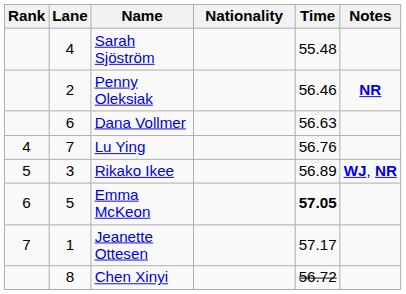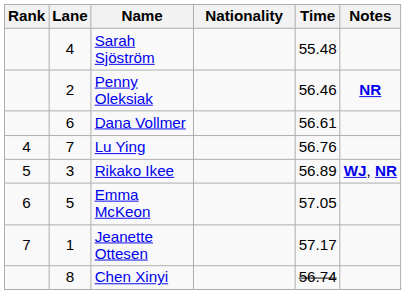(318, 123) 56.63 -> (318, 123) 56.61
(318, 203) bold -> (318, 203) normal
(318, 277) 56.72 -> (318, 277) 56.74
